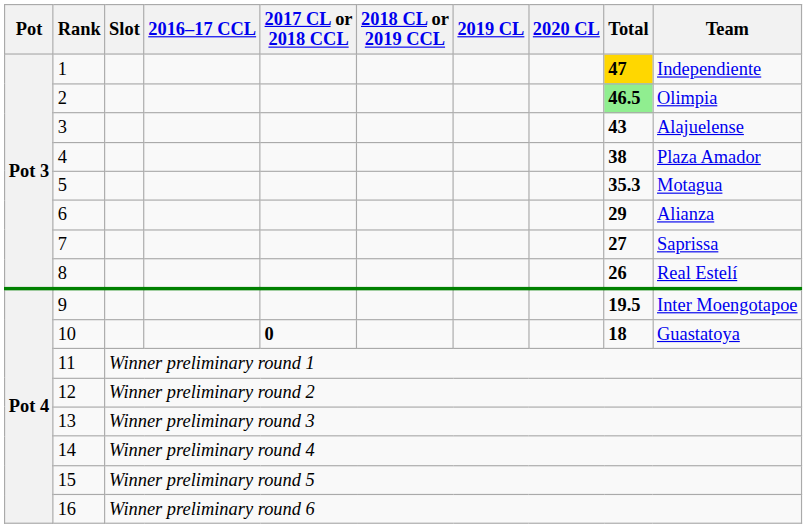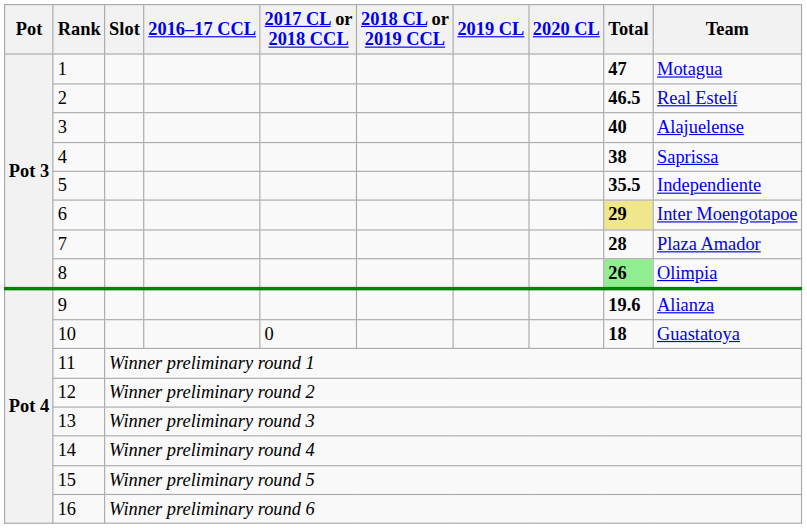(618, 68) gold background -> (618, 68) no background
(709, 68) Independiente -> (690, 68) Motagua
(624, 98) lightgreen background -> (624, 98) no background
(687, 98) Olimpia -> (697, 98) Real Estelí
(618, 127) 43 -> (618, 127) 40
(709, 156) Plaza Amador -> (688, 156) Saprissa
(624, 185) 35.3 -> (624, 185) 35.5
(690, 185) Motagua -> (709, 185) Independiente
(618, 214) no background -> (618, 214) khaki background
(686, 214) Alianza -> (727, 214) Inter Moengotapoe
(618, 244) 27 -> (618, 244) 28
(688, 244) Saprissa -> (709, 244) Plaza Amador
(618, 273) no background -> (618, 273) lightgreen background
(697, 273) Real Estelí -> (687, 273) Olimpia
(624, 304) 19.5 -> (624, 304) 19.6
(727, 304) Inter Moengotapoe -> (686, 304) Alianza
(269, 333) bold -> (269, 333) normal
